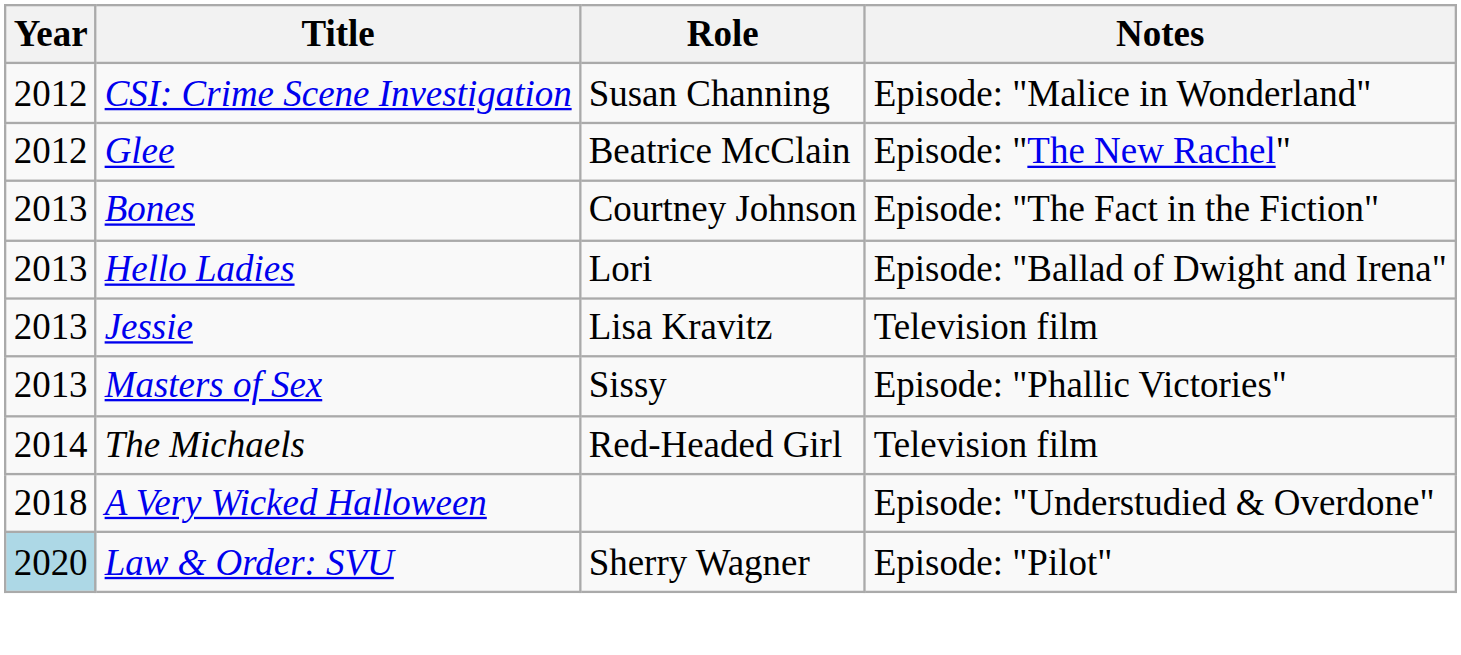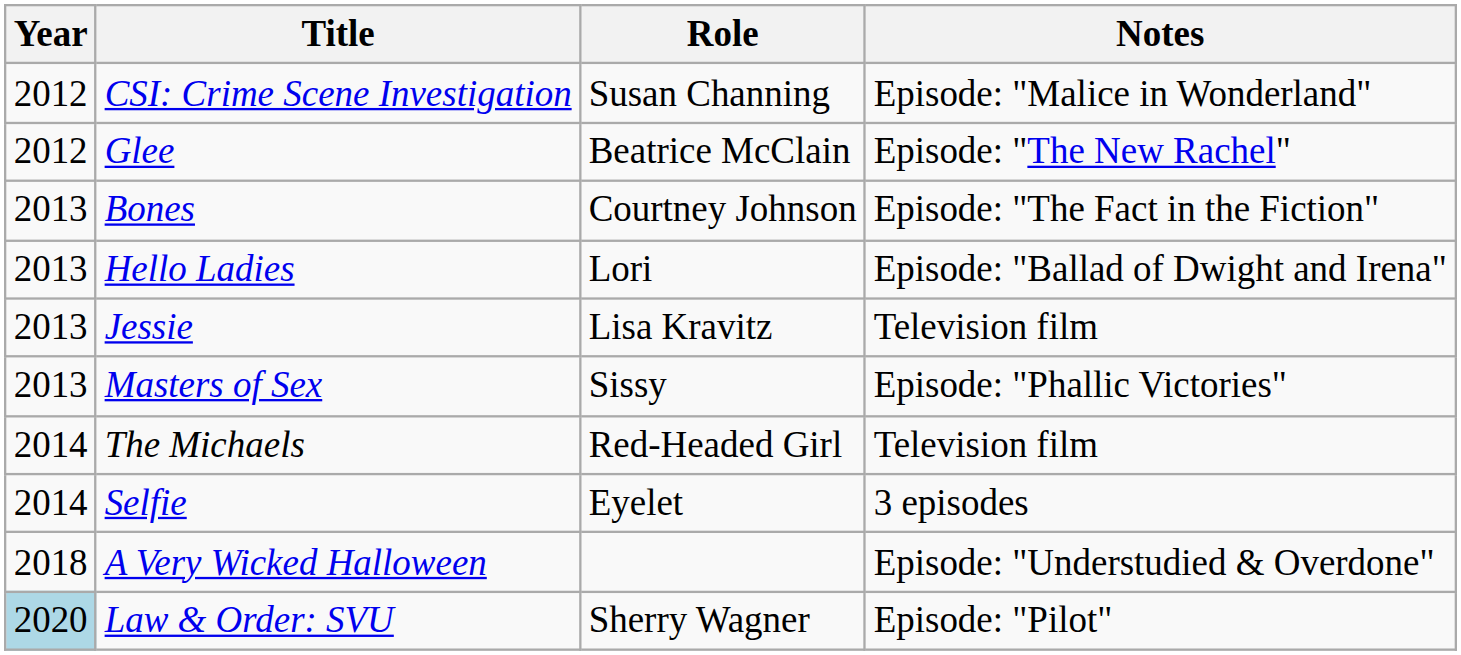+ row: (146, 502)
